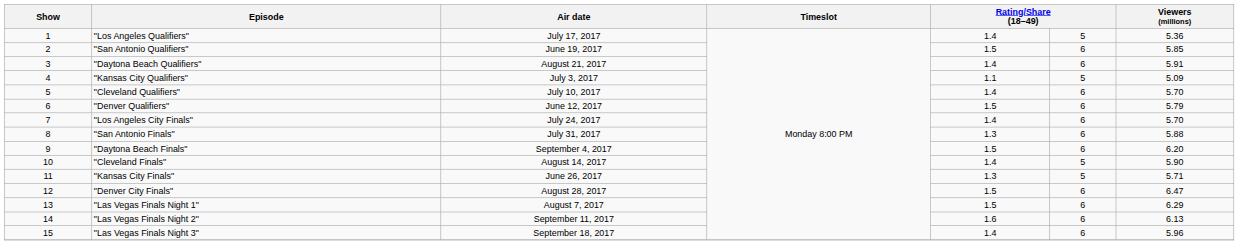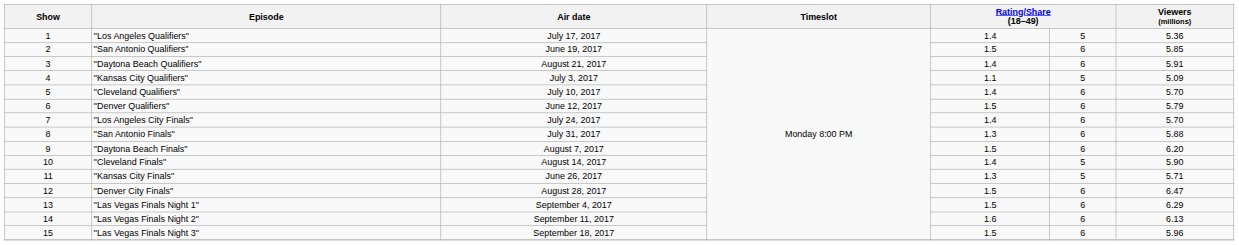(574, 149) September 4, 2017 -> (574, 149) August 7, 2017
(574, 205) August 7, 2017 -> (574, 205) September 4, 2017
(990, 233) 1.4 -> (990, 233) 1.5
